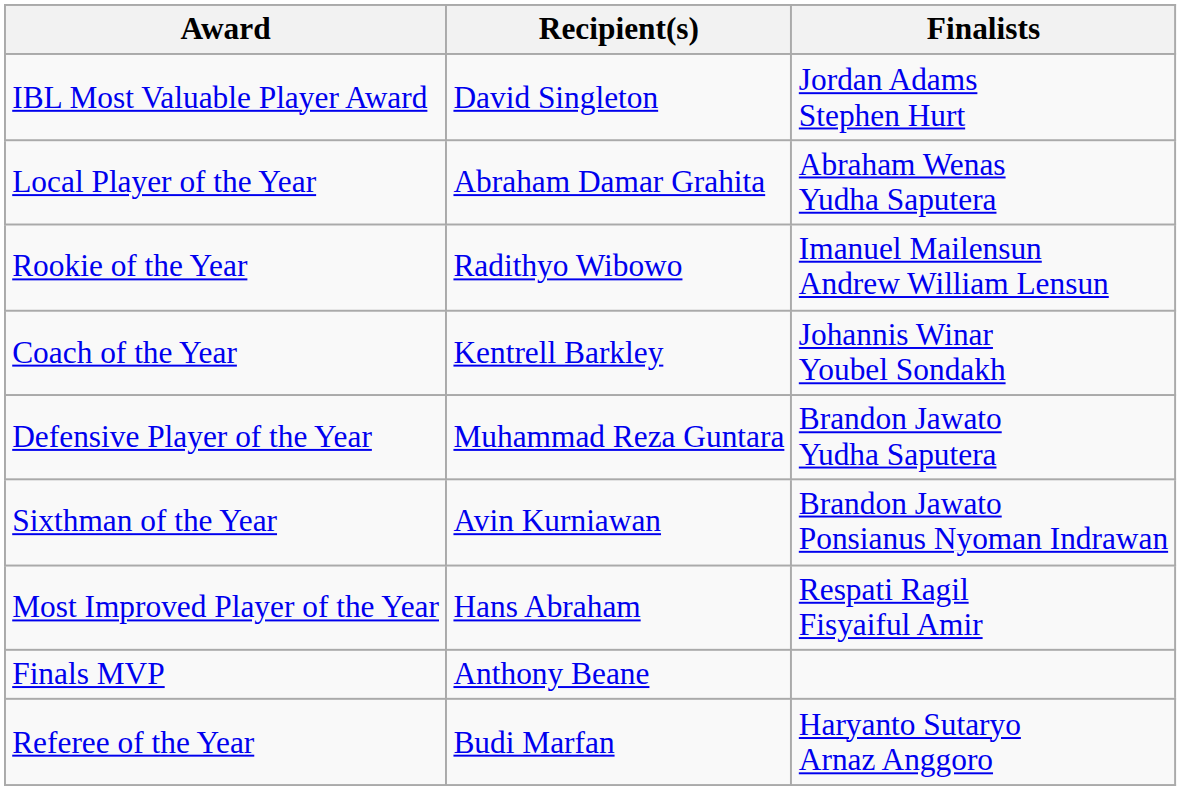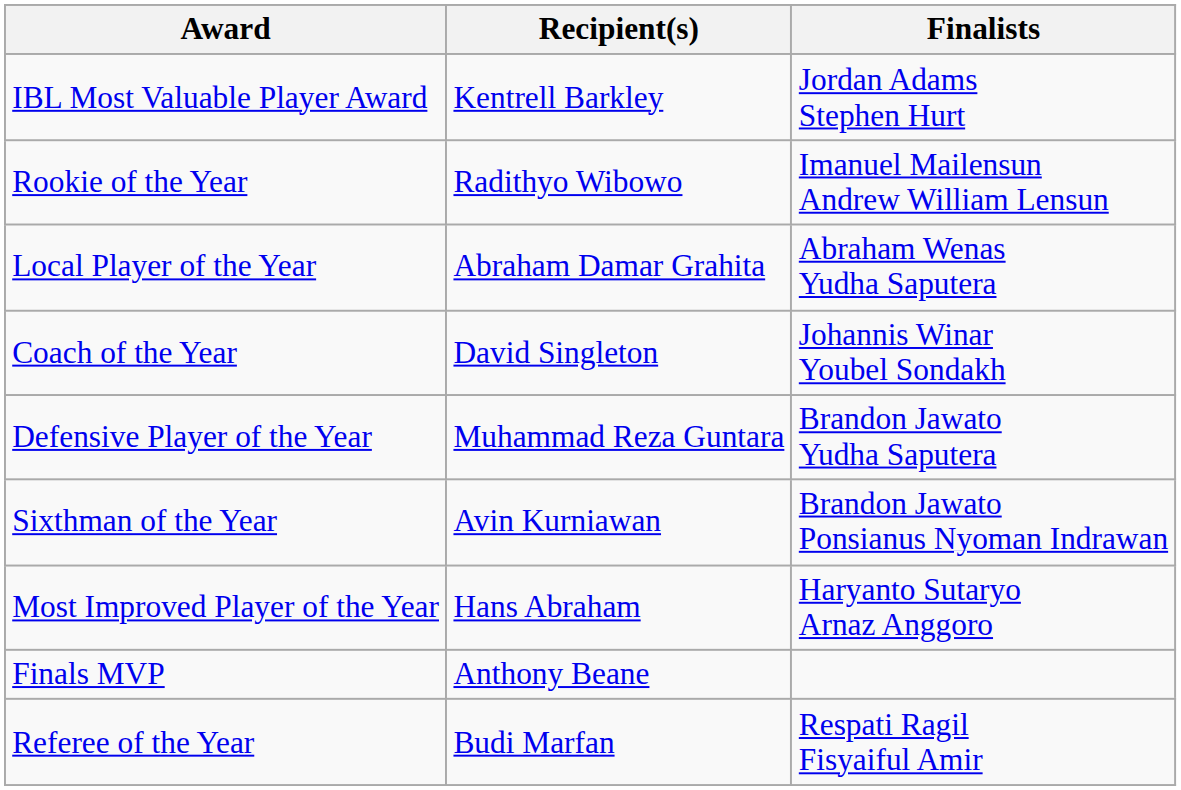(556, 96) David Singleton -> (558, 96) Kentrell Barkley
rows swapped: (164, 181) <-> (130, 266)
(558, 351) Kentrell Barkley -> (556, 351) David Singleton
(891, 606) Respati Ragil Fisyaiful Amir -> (910, 606) Haryanto Sutaryo Arnaz Anggoro
(910, 741) Haryanto Sutaryo Arnaz Anggoro -> (891, 741) Respati Ragil Fisyaiful Amir
